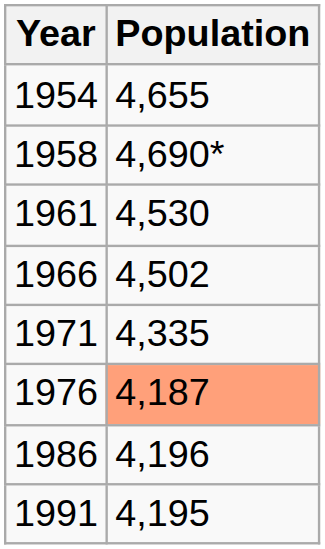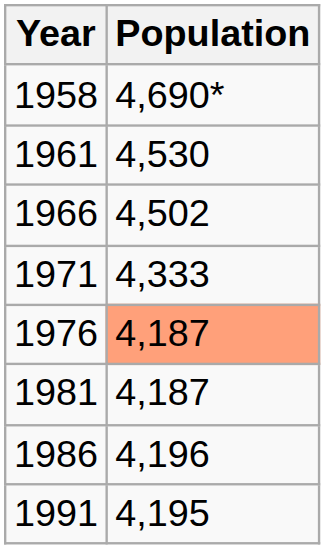- row: (56, 94)
(163, 333) 4,335 -> (163, 273) 4,333
+ row: (56, 393)
